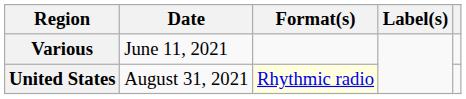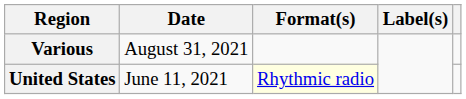(176, 49) June 11, 2021 -> (186, 49) August 31, 2021
(186, 78) August 31, 2021 -> (176, 78) June 11, 2021
